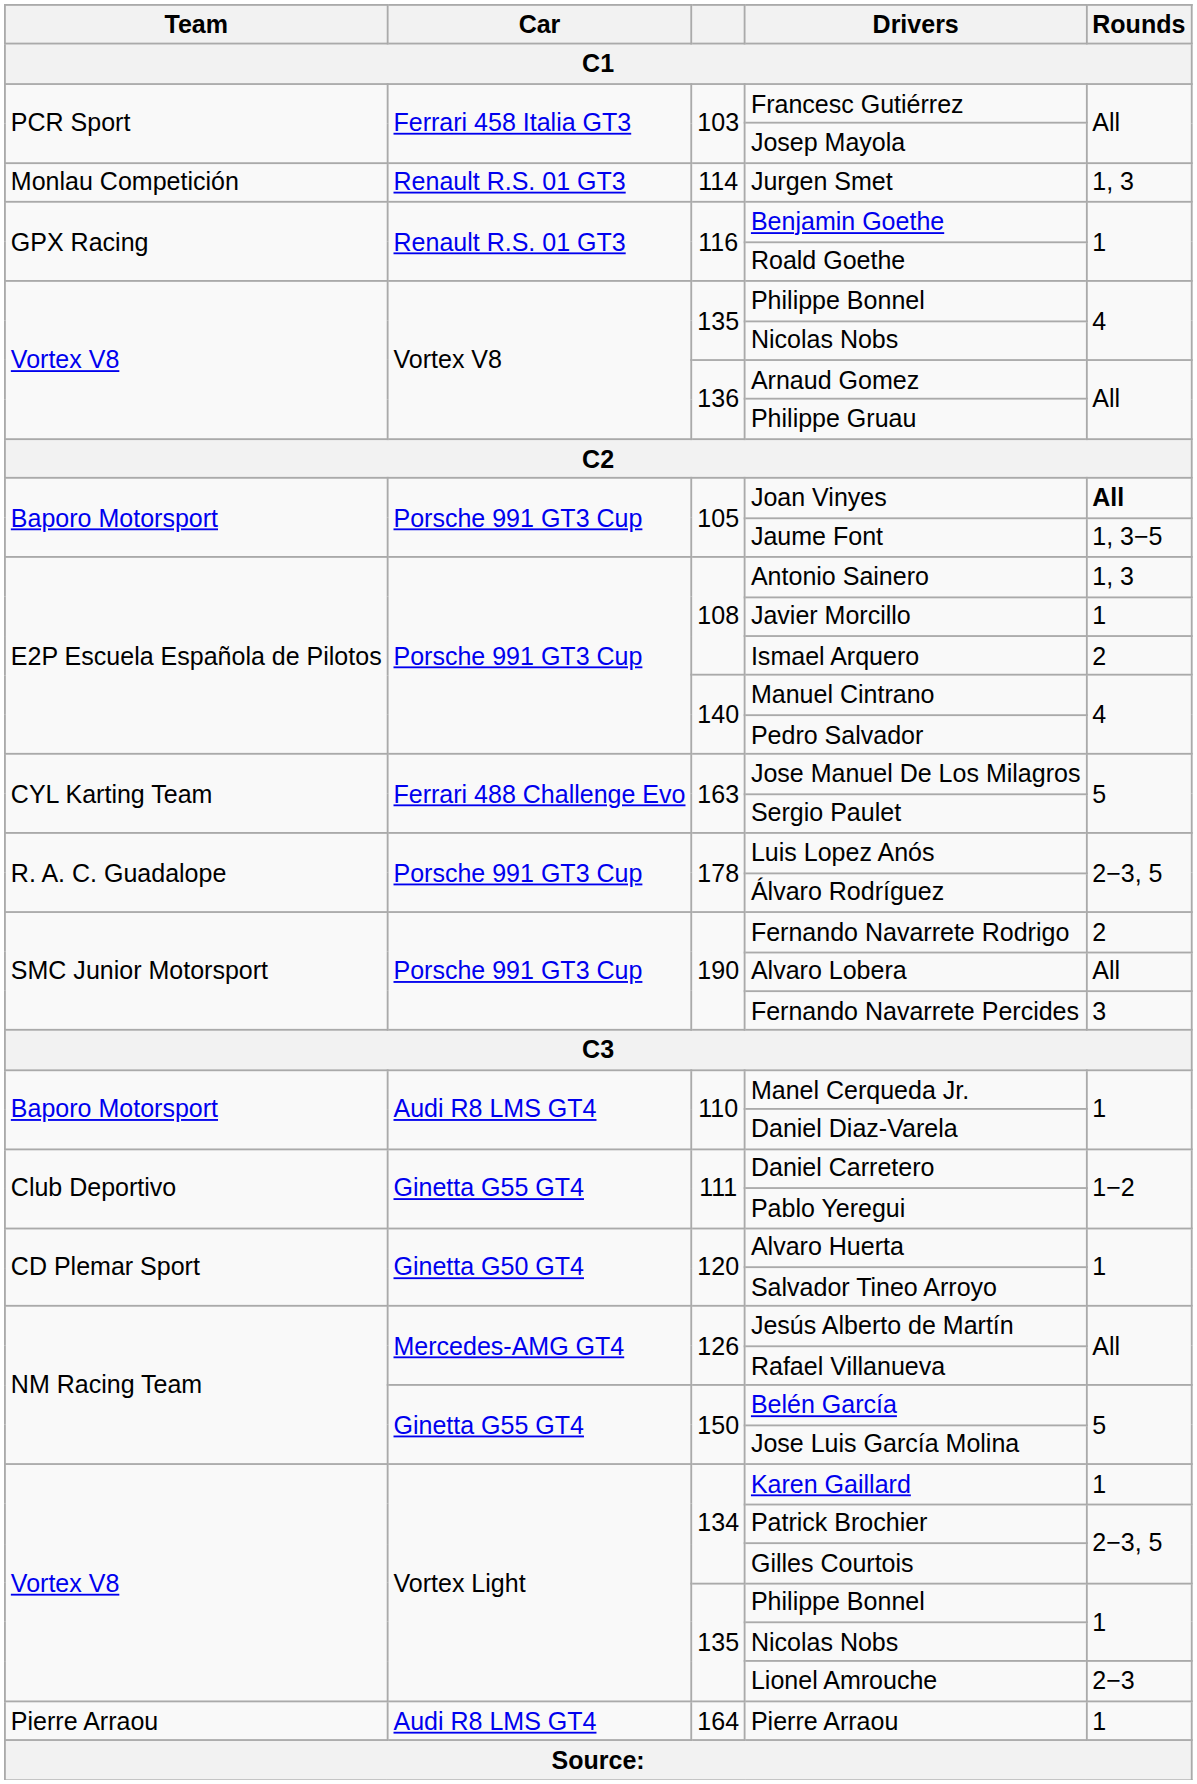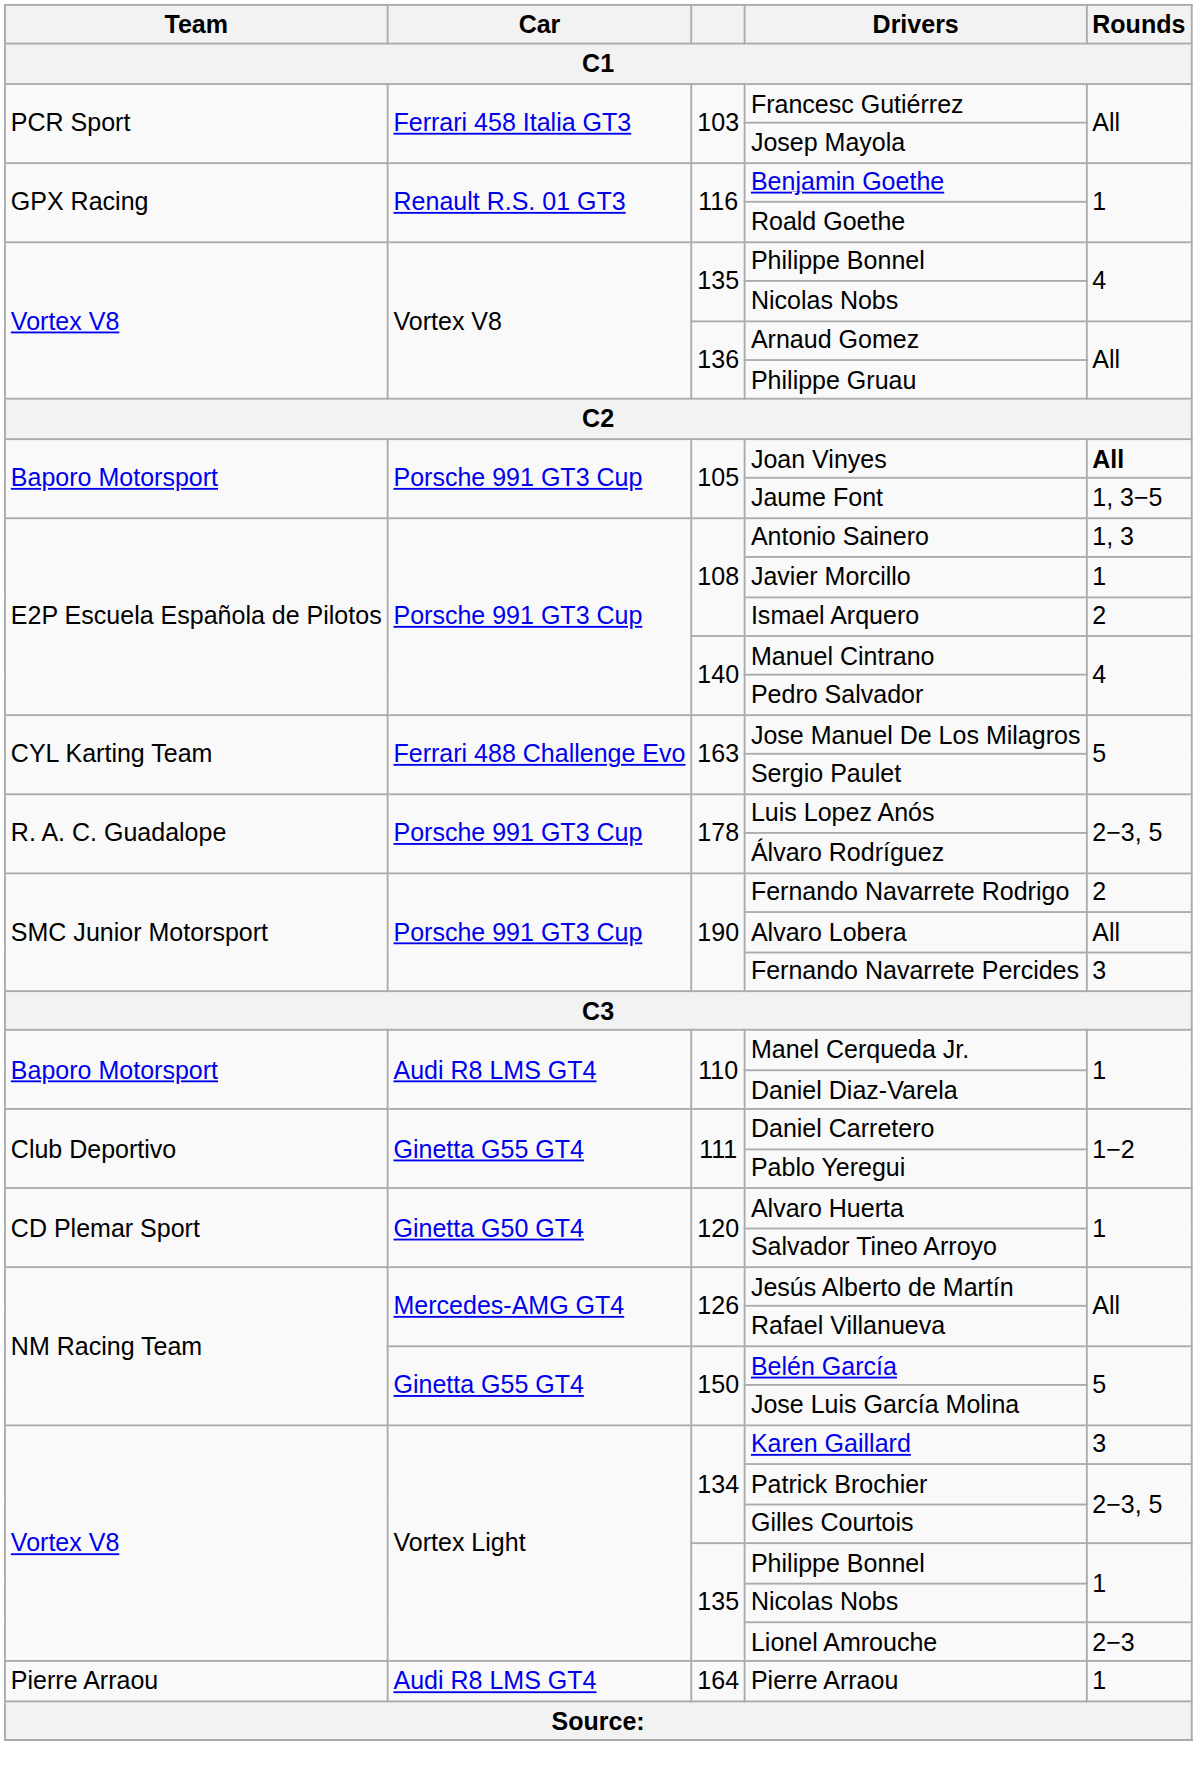- row: (510, 182)
(1099, 1484) 1 -> (1099, 1444) 3
